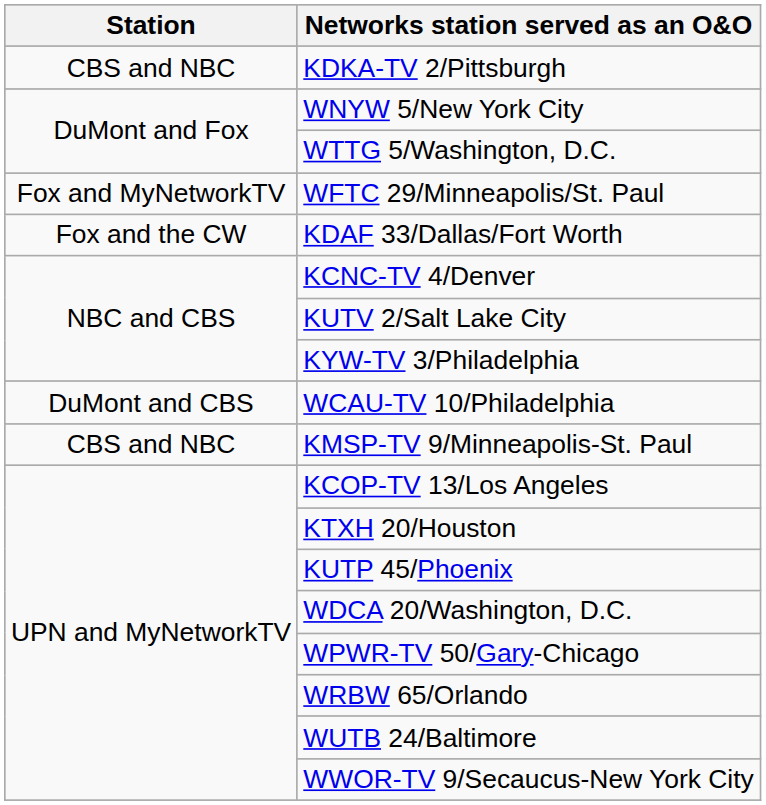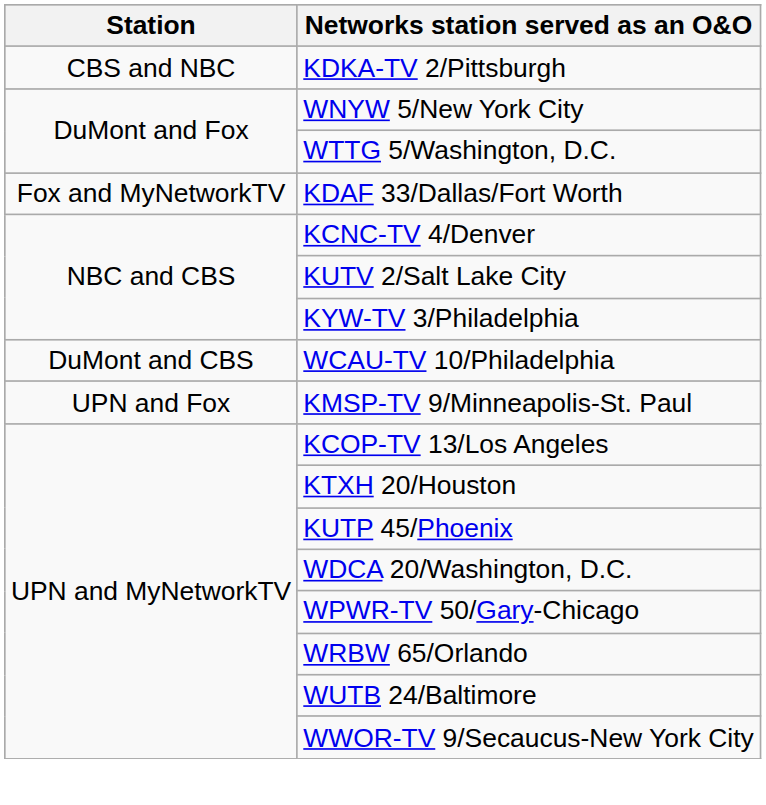- row: (484, 192)
(151, 234) Fox and the CW -> (151, 192) Fox and MyNetworkTV
(151, 444) CBS and NBC -> (151, 402) UPN and Fox
